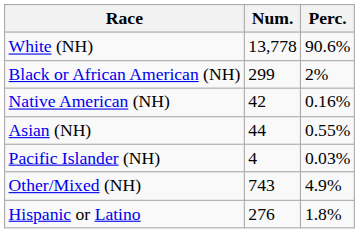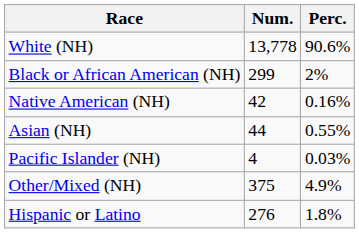(262, 185) 743 -> (262, 185) 375
